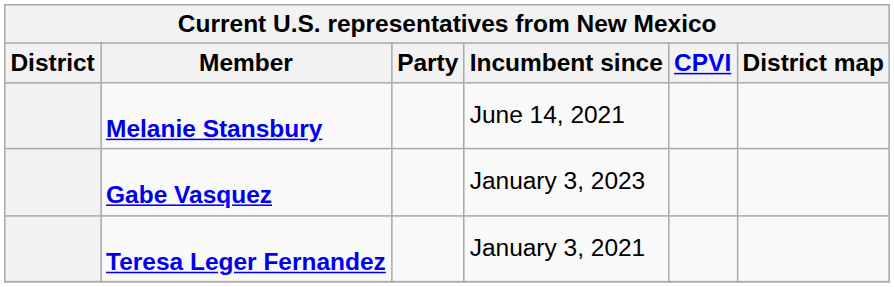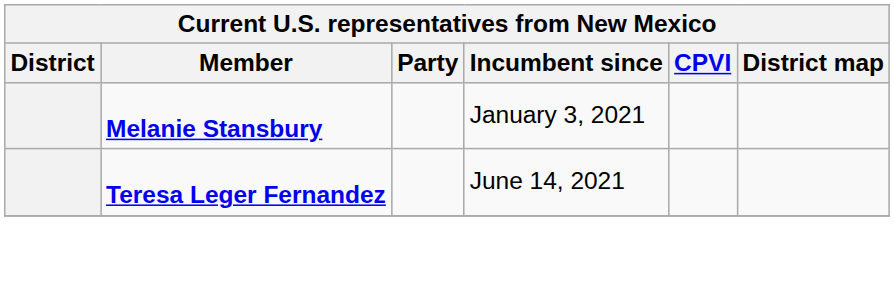(547, 115) June 14, 2021 -> (557, 115) January 3, 2021
- row: (189, 195)
(557, 248) January 3, 2021 -> (547, 181) June 14, 2021
